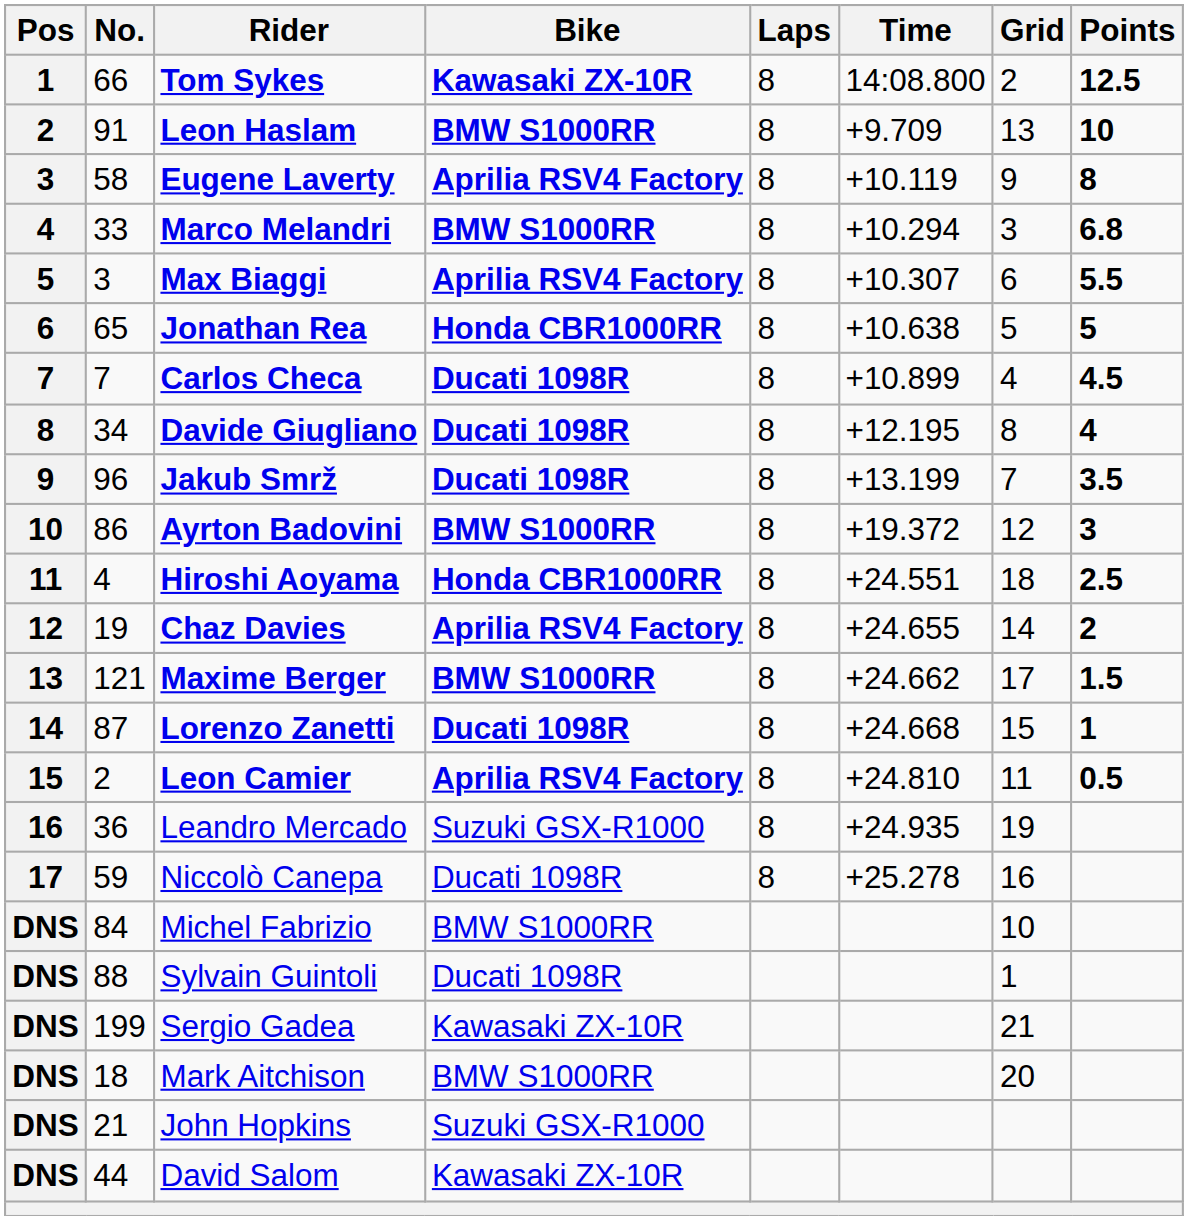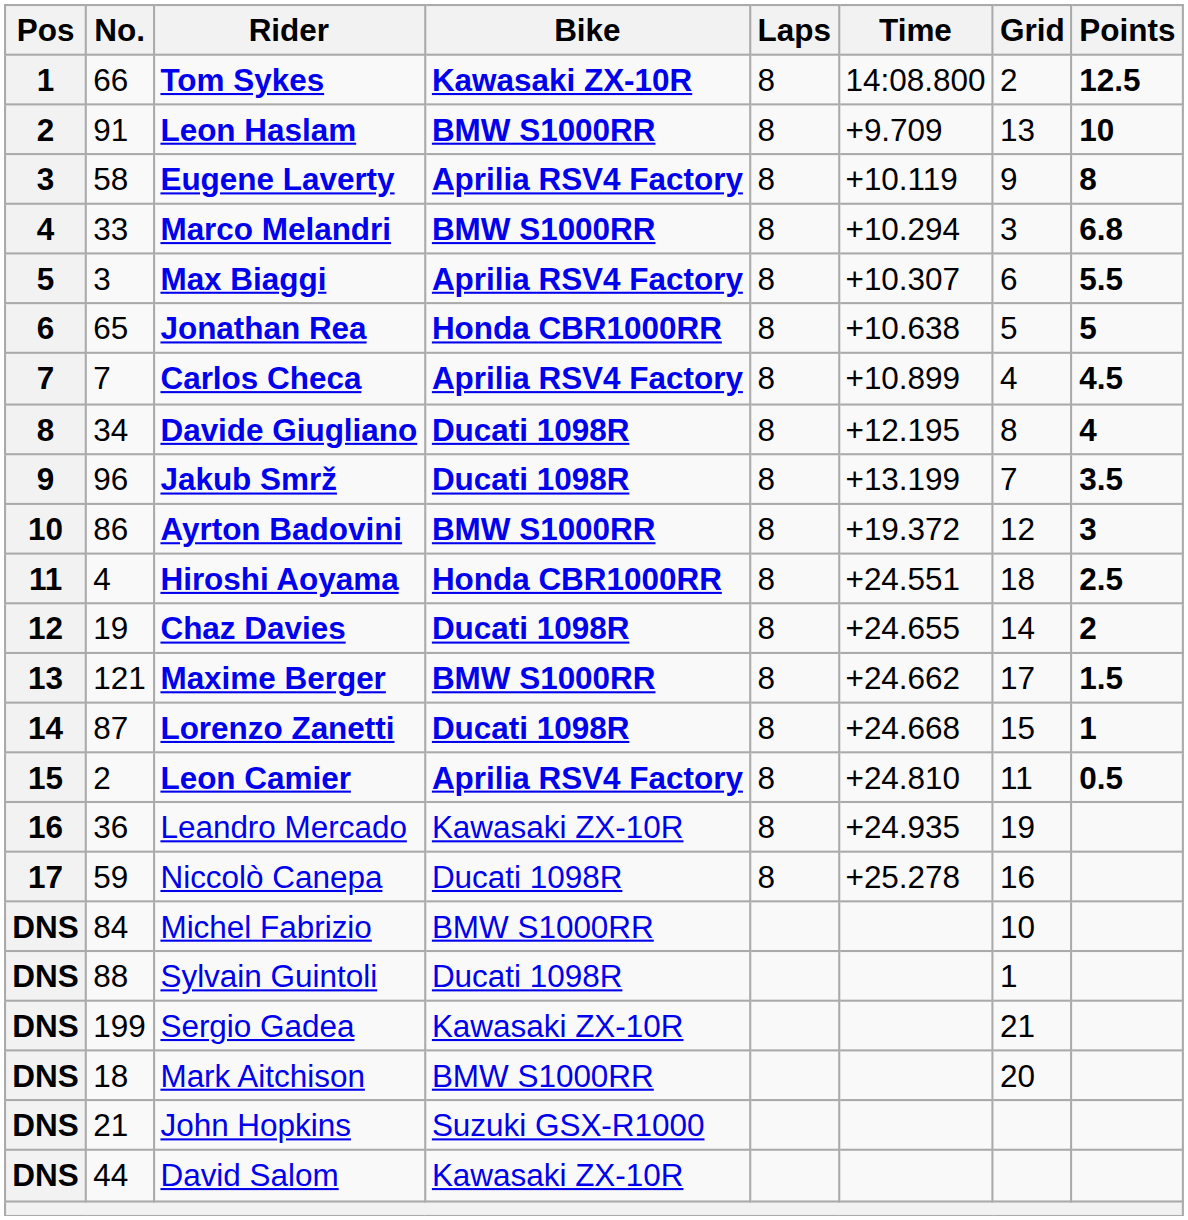(531, 379) Ducati 1098R -> (587, 379) Aprilia RSV4 Factory
(587, 628) Aprilia RSV4 Factory -> (531, 628) Ducati 1098R
(568, 827) Suzuki GSX-R1000 -> (558, 827) Kawasaki ZX-10R
